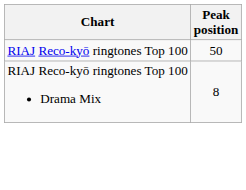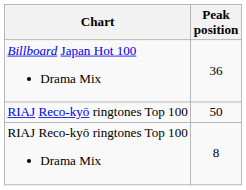+ row: (98, 64)
